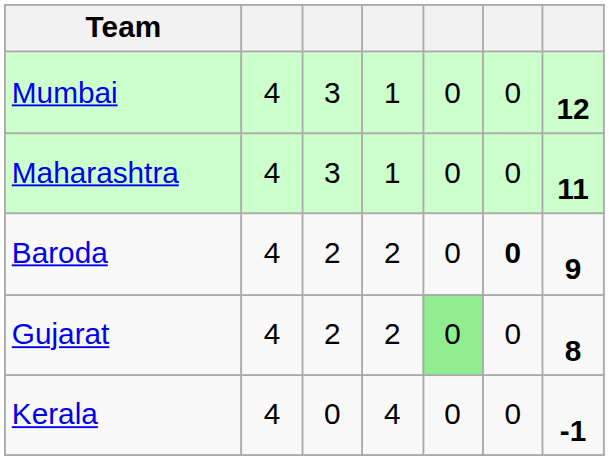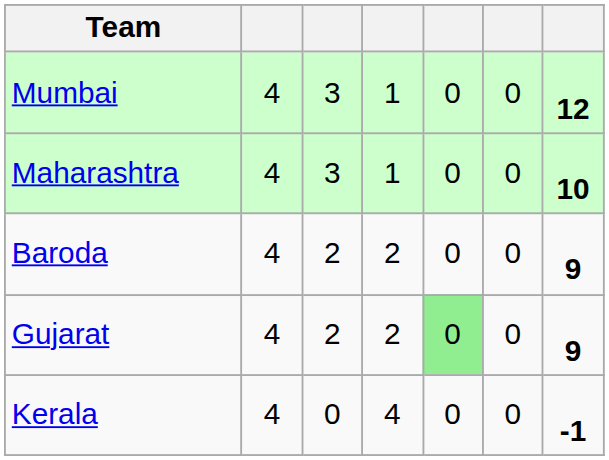(573, 189) 11 -> (573, 189) 10
(513, 253) bold -> (513, 253) normal
(573, 350) 8 -> (573, 350) 9
